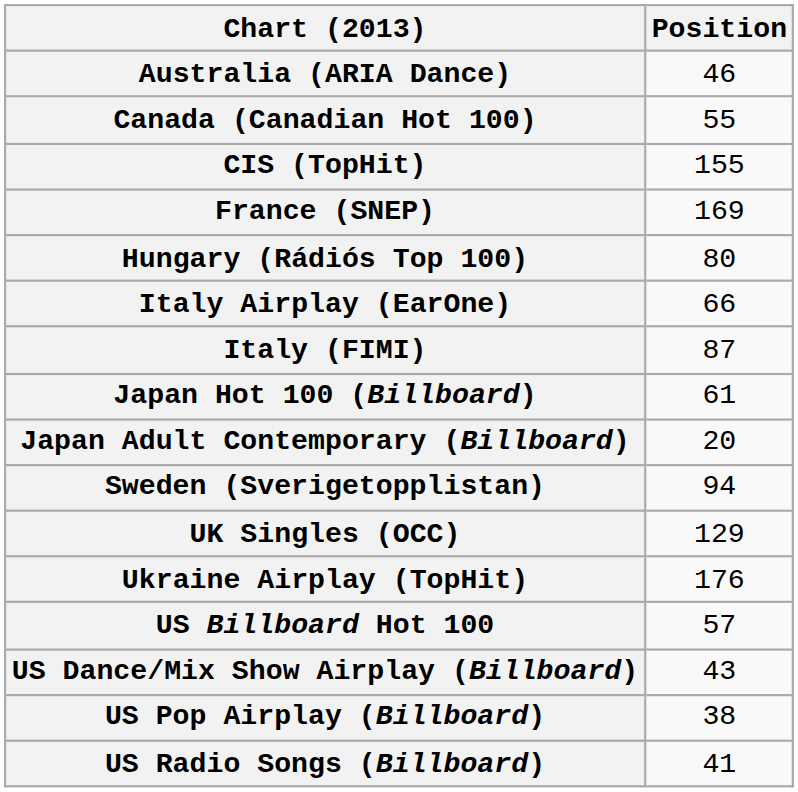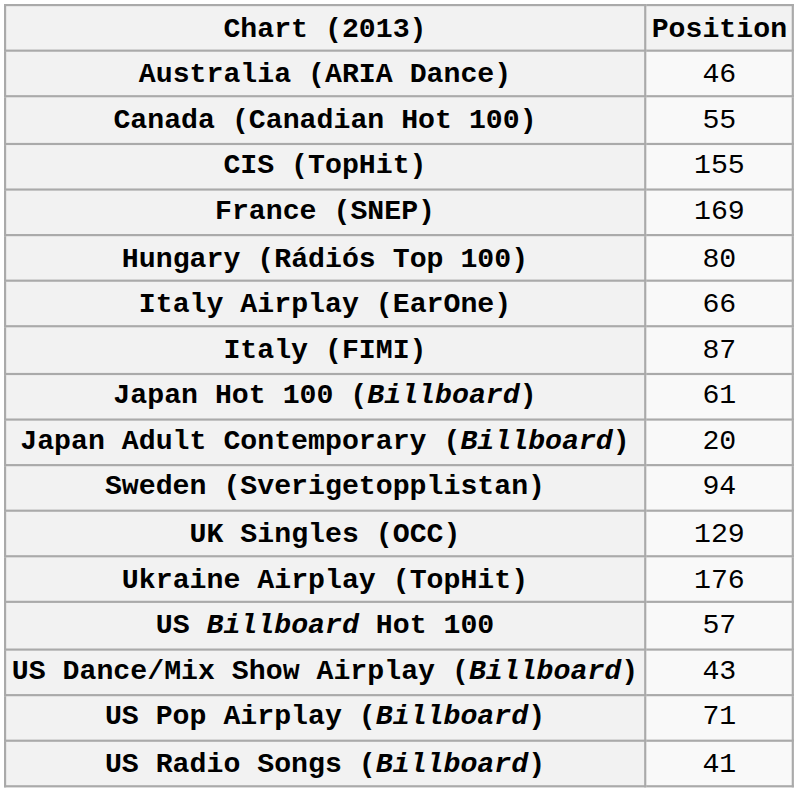(719, 718) 38 -> (719, 718) 71
